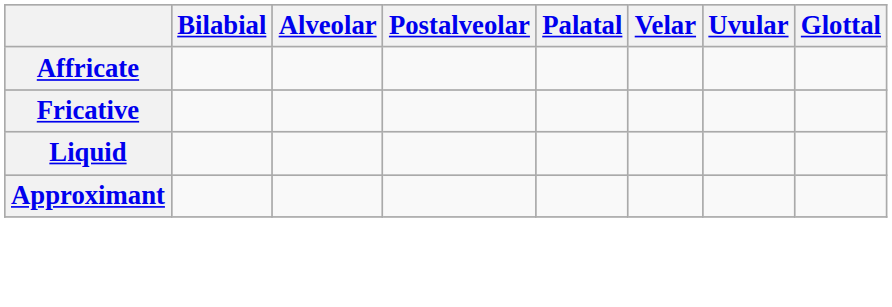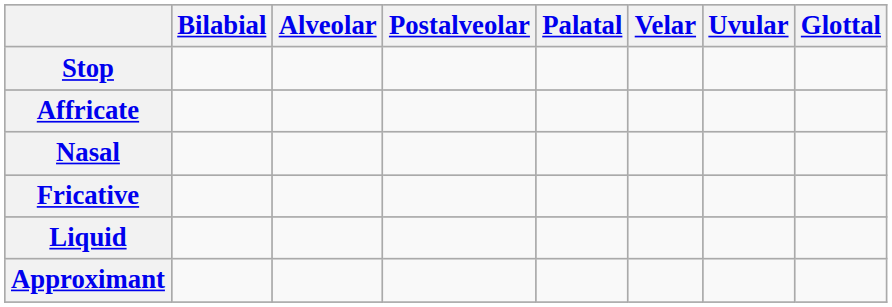+ row: (88, 68)
+ row: (88, 152)
